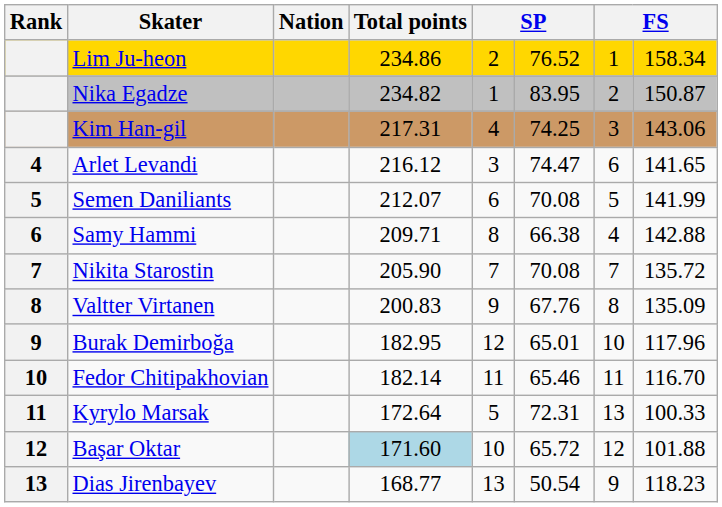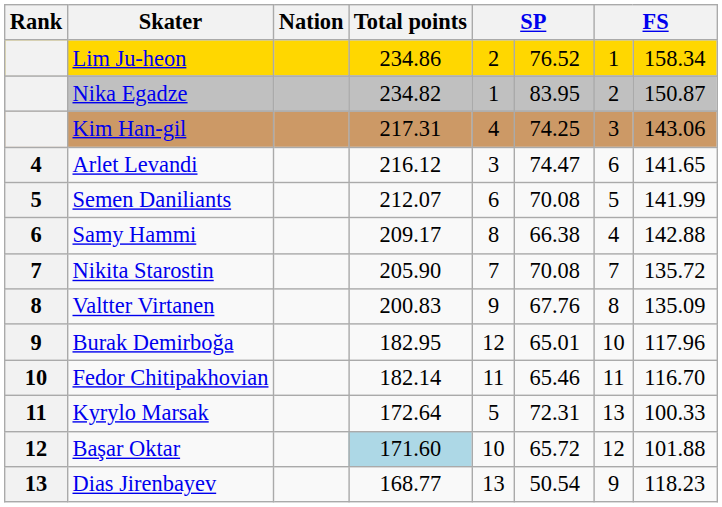(410, 235) 209.71 -> (410, 235) 209.17
